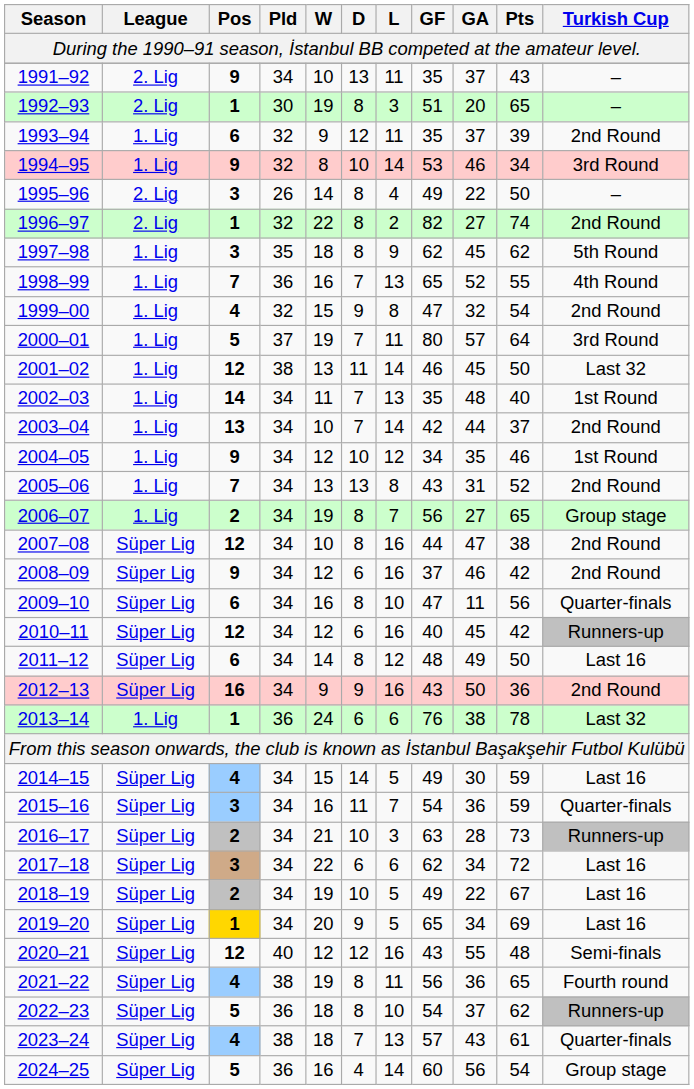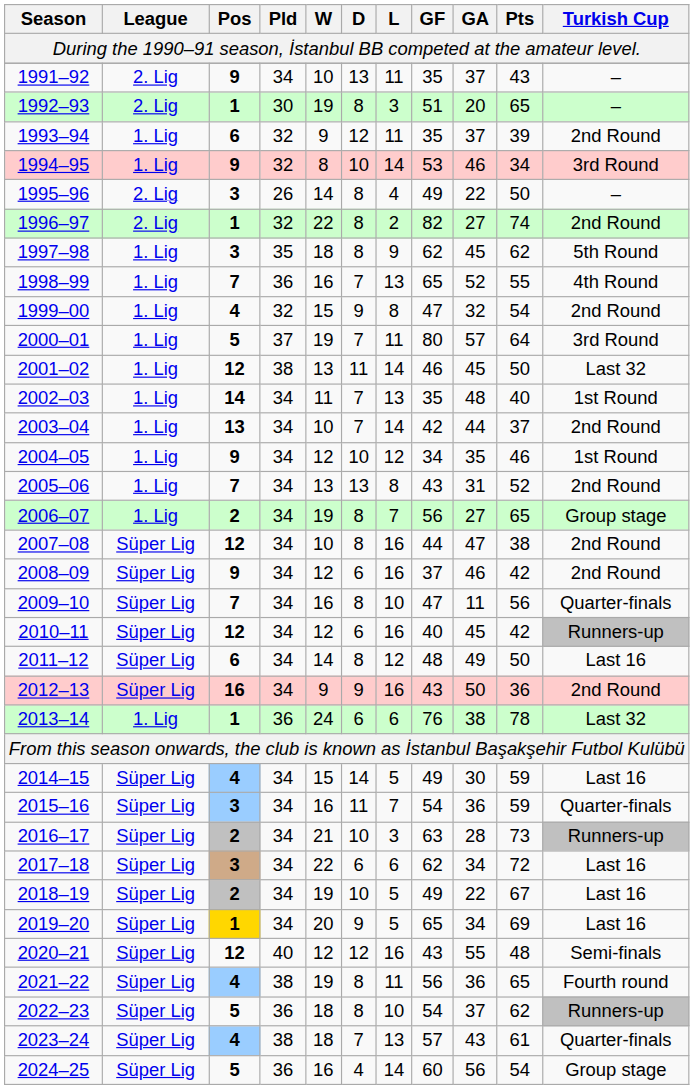(235, 602) 6 -> (235, 602) 7
